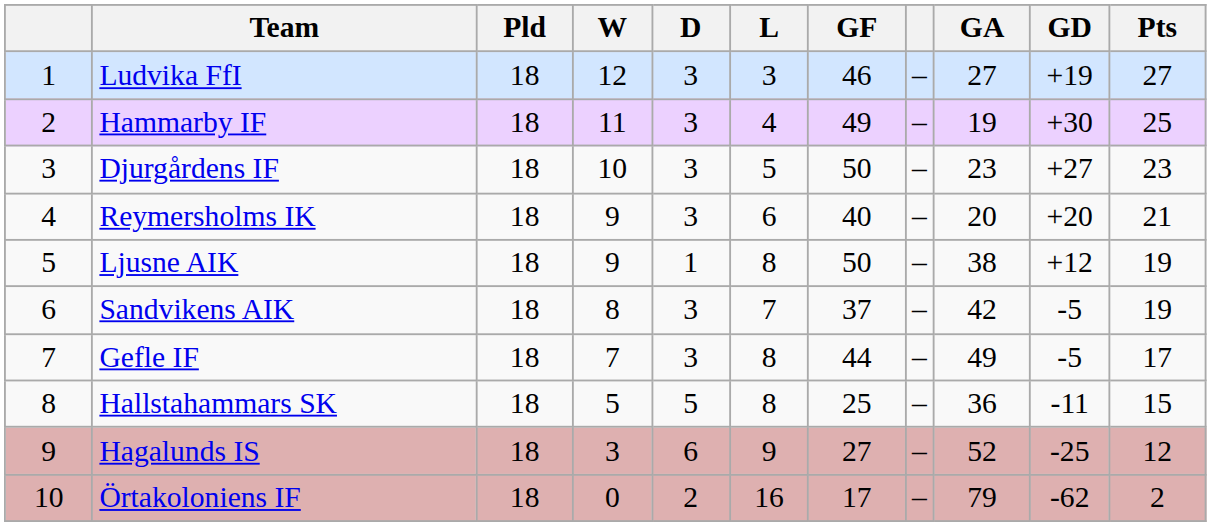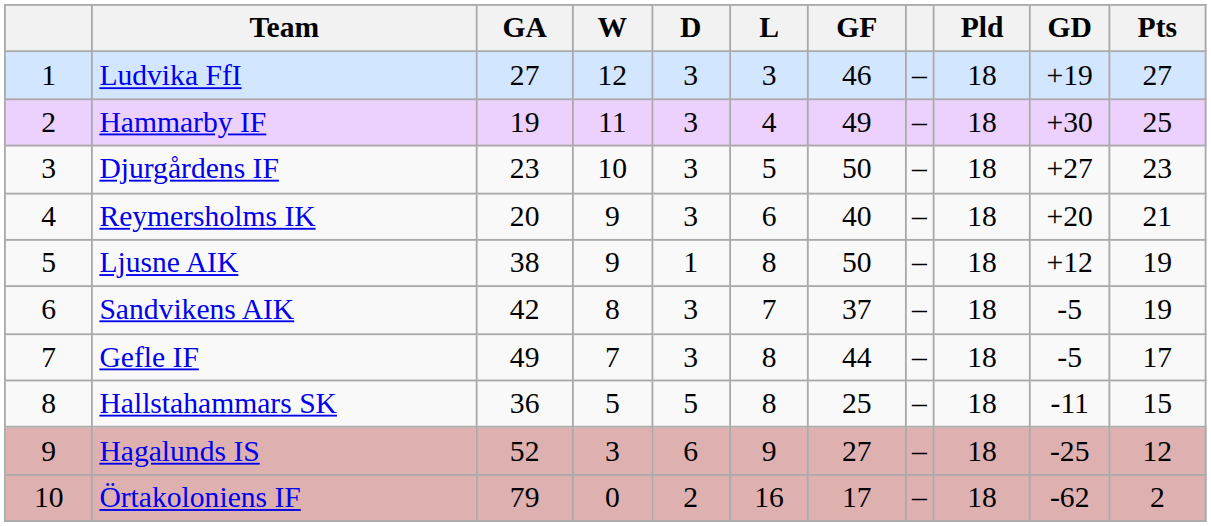columns swapped: (525, 27) <-> (982, 27)
